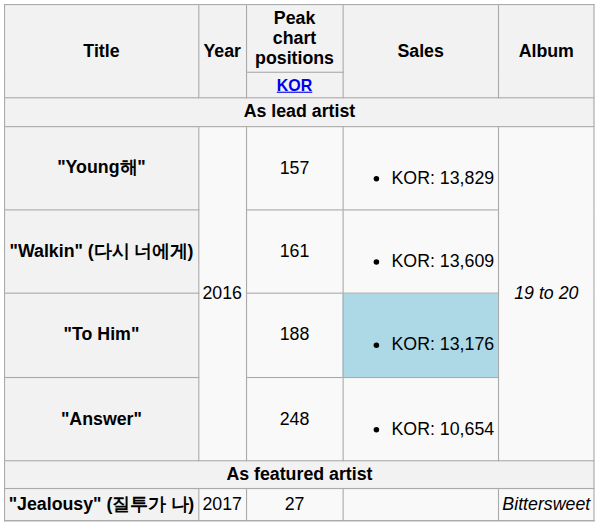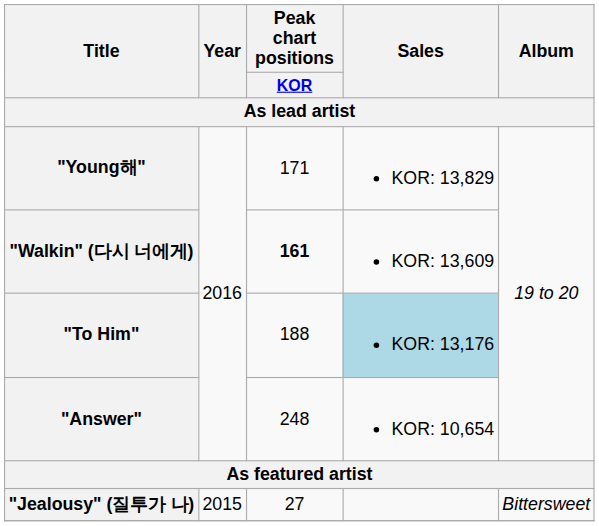(295, 167) 157 -> (295, 167) 171
(295, 251) normal -> (295, 251) bold
(222, 504) 2017 -> (222, 504) 2015
